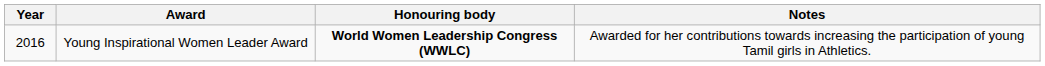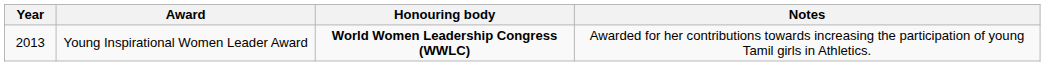(30, 43) 2016 -> (30, 43) 2013
